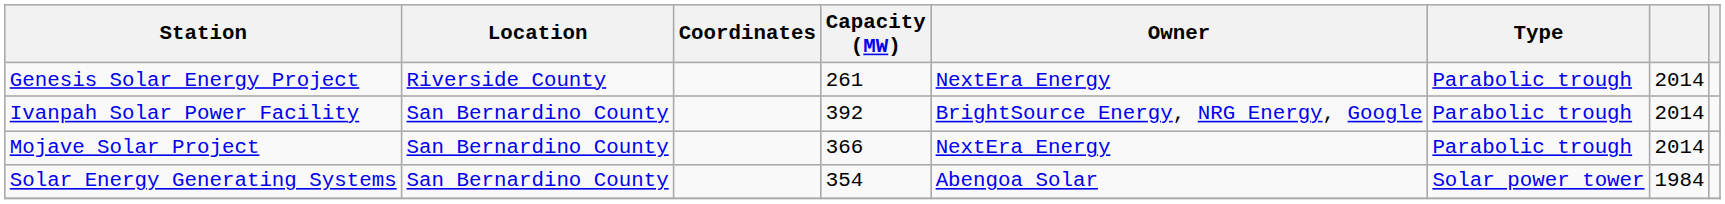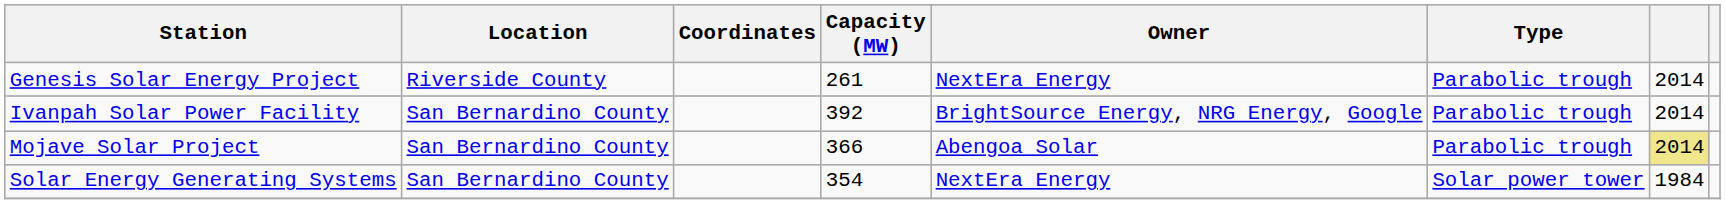(1023, 147) NextEra Energy -> (1017, 147) Abengoa Solar
(1679, 147) no background -> (1679, 147) khaki background
(1017, 181) Abengoa Solar -> (1023, 181) NextEra Energy
